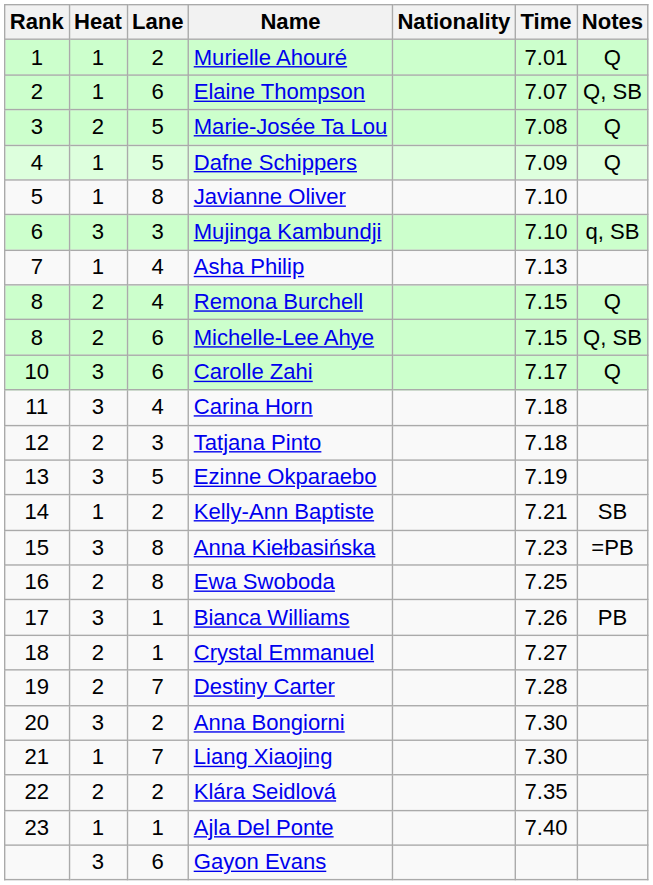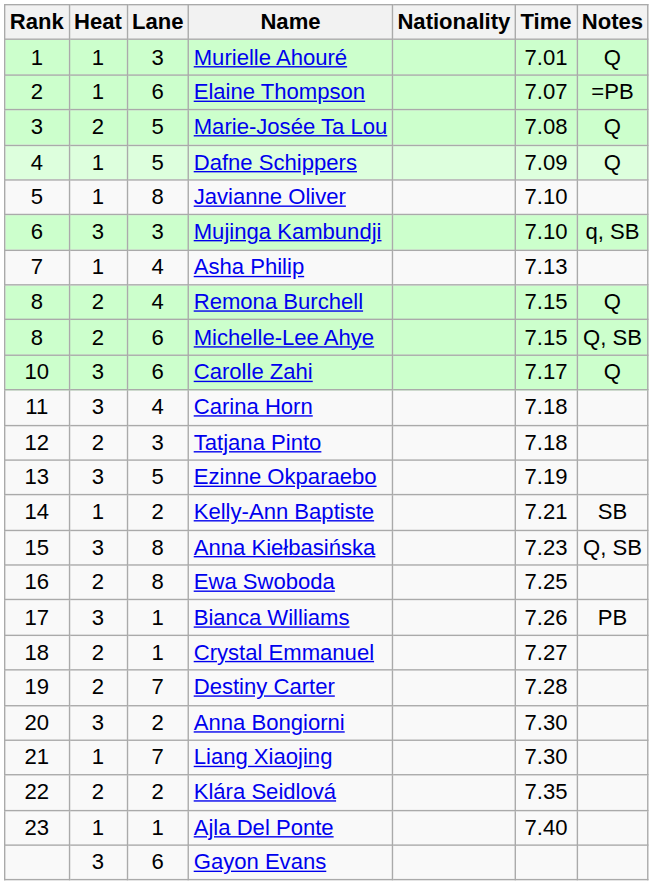(158, 57) 2 -> (158, 57) 3
(612, 92) Q, SB -> (612, 92) =PB
(612, 547) =PB -> (612, 547) Q, SB
